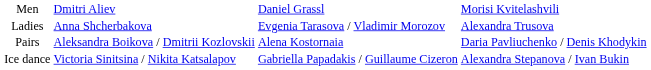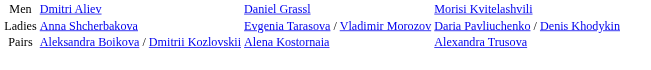(507, 25) Alexandra Trusova -> (527, 25) Daria Pavliuchenko / Denis Khodykin
(554, 42) Daria Pavliuchenko / Denis Khodykin -> (481, 42) Alexandra Trusova
- row: (27, 59)
